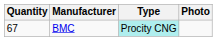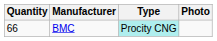(12, 28) 67 -> (12, 28) 66
